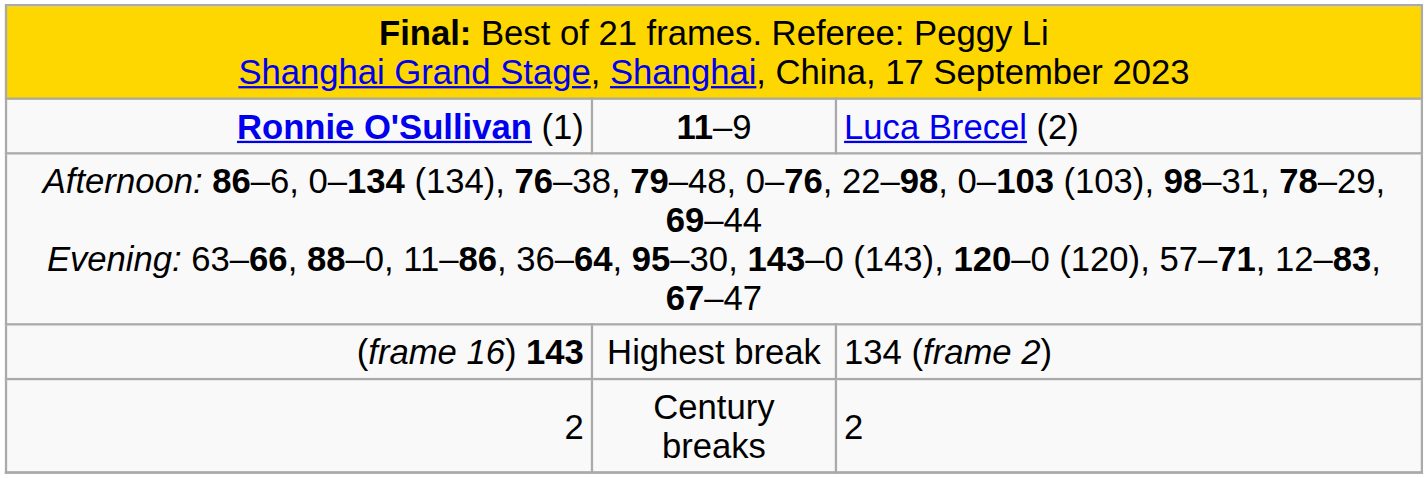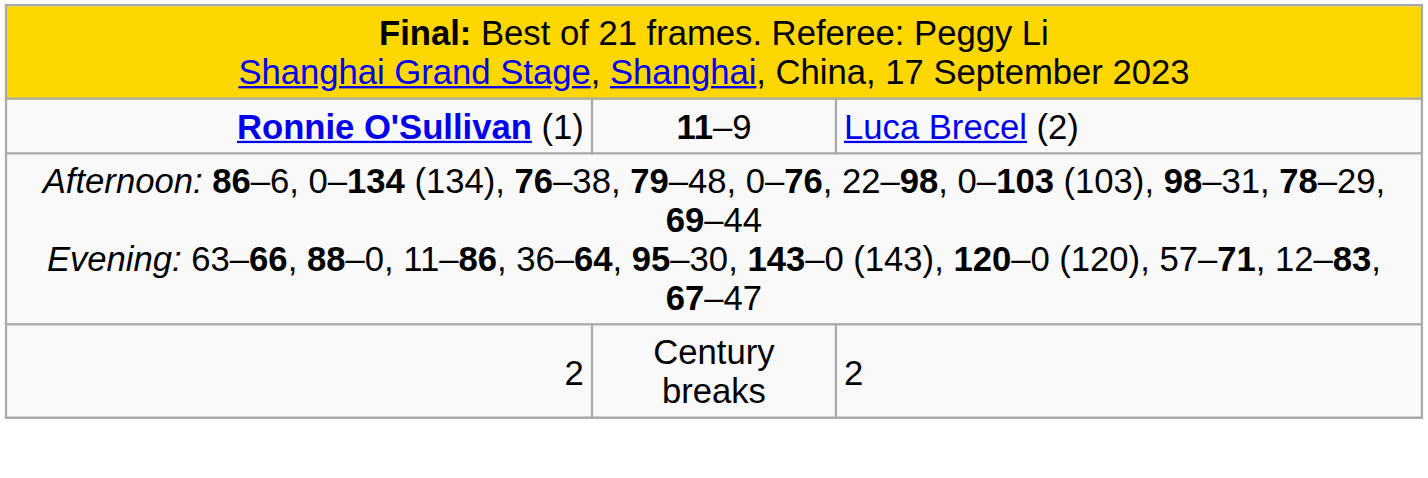- row: (470, 352)
